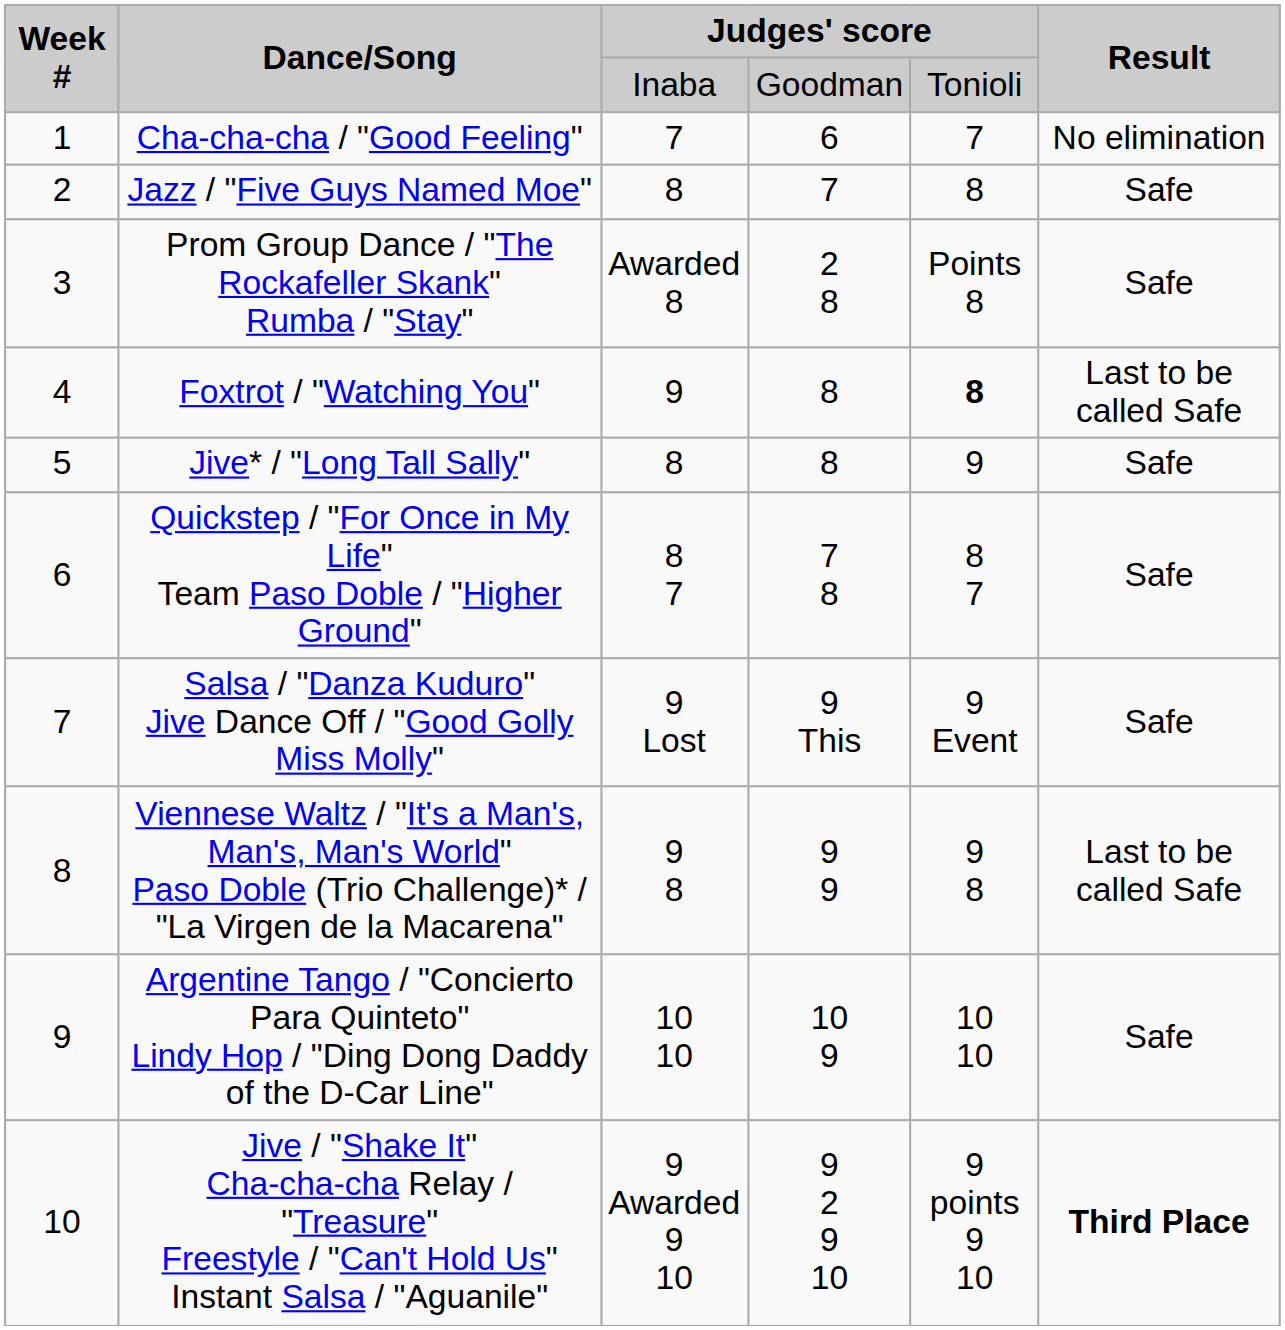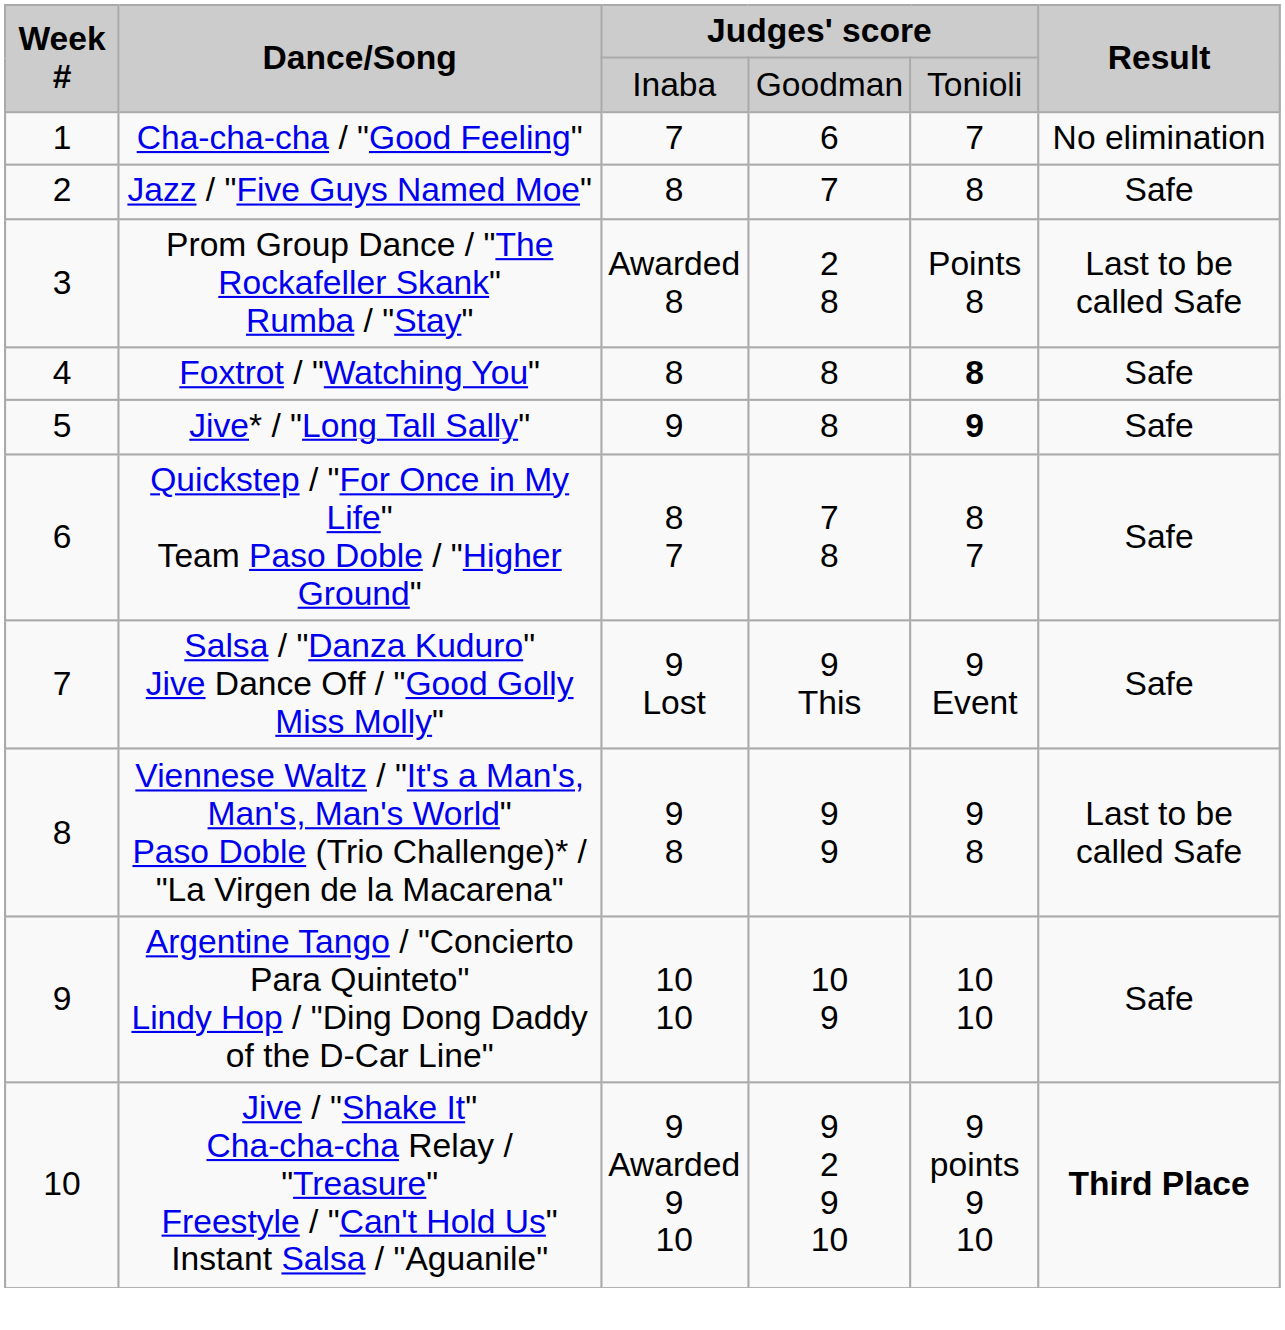(1159, 282) Safe -> (1159, 282) Last to be called Safe
(674, 392) 9 -> (674, 373) 8
(1159, 392) Last to be called Safe -> (1159, 373) Safe
(674, 464) 8 -> (674, 426) 9
(975, 464) normal -> (975, 426) bold
